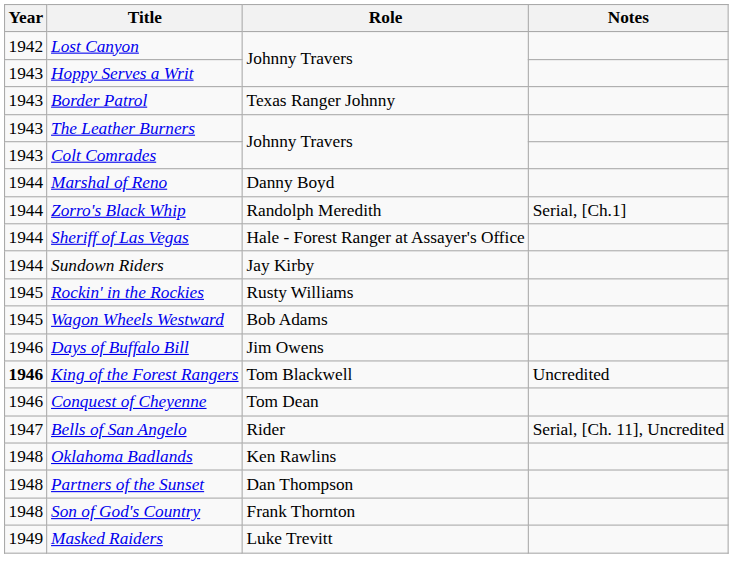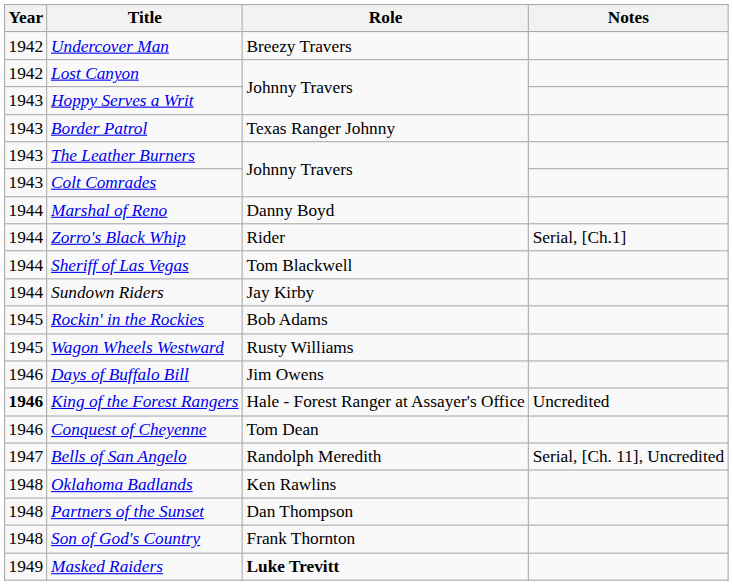+ row: (110, 45)
(314, 210) Randolph Meredith -> (266, 237) Rider
(386, 237) Hale - Forest Ranger at Assayer's Office -> (299, 264) Tom Blackwell
(300, 292) Rusty Williams -> (287, 319) Bob Adams
(287, 319) Bob Adams -> (300, 347) Rusty Williams
(299, 374) Tom Blackwell -> (386, 401) Hale - Forest Ranger at Assayer's Office
(266, 429) Rider -> (314, 456) Randolph Meredith
(289, 538) normal -> (293, 566) bold
